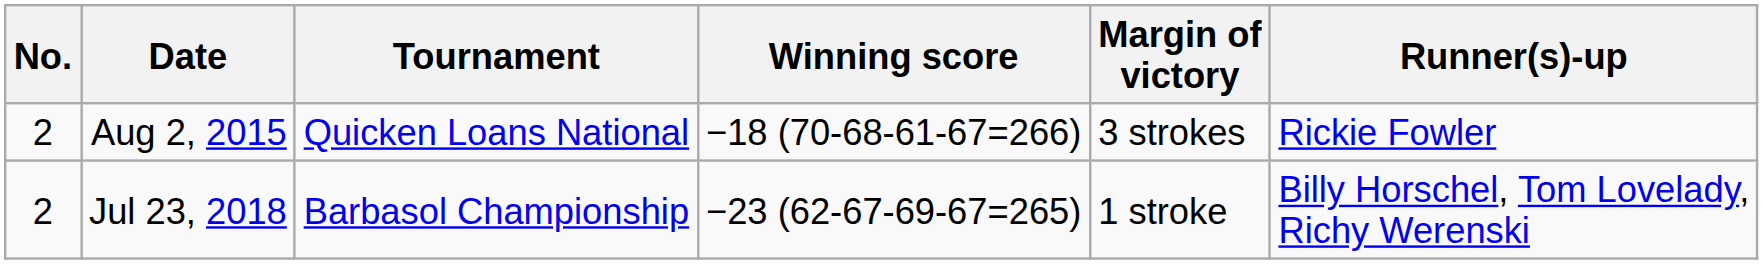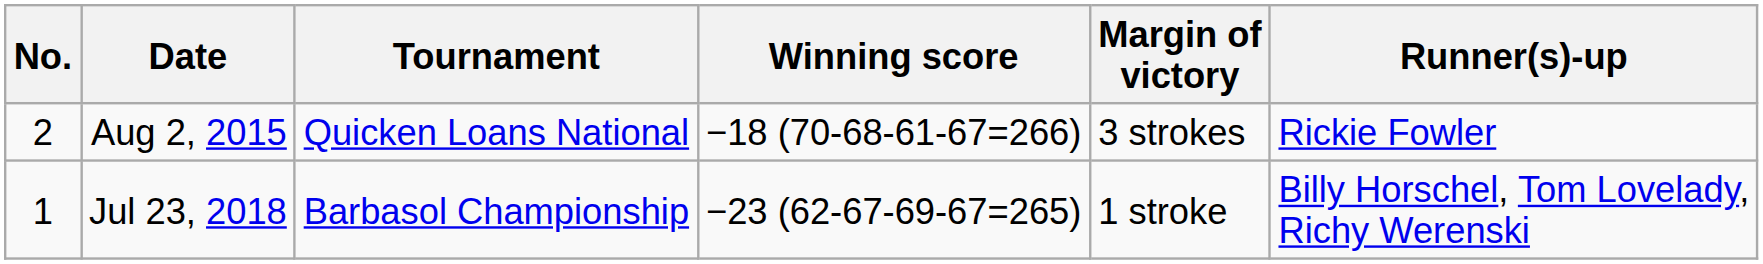(43, 210) 2 -> (43, 210) 1
